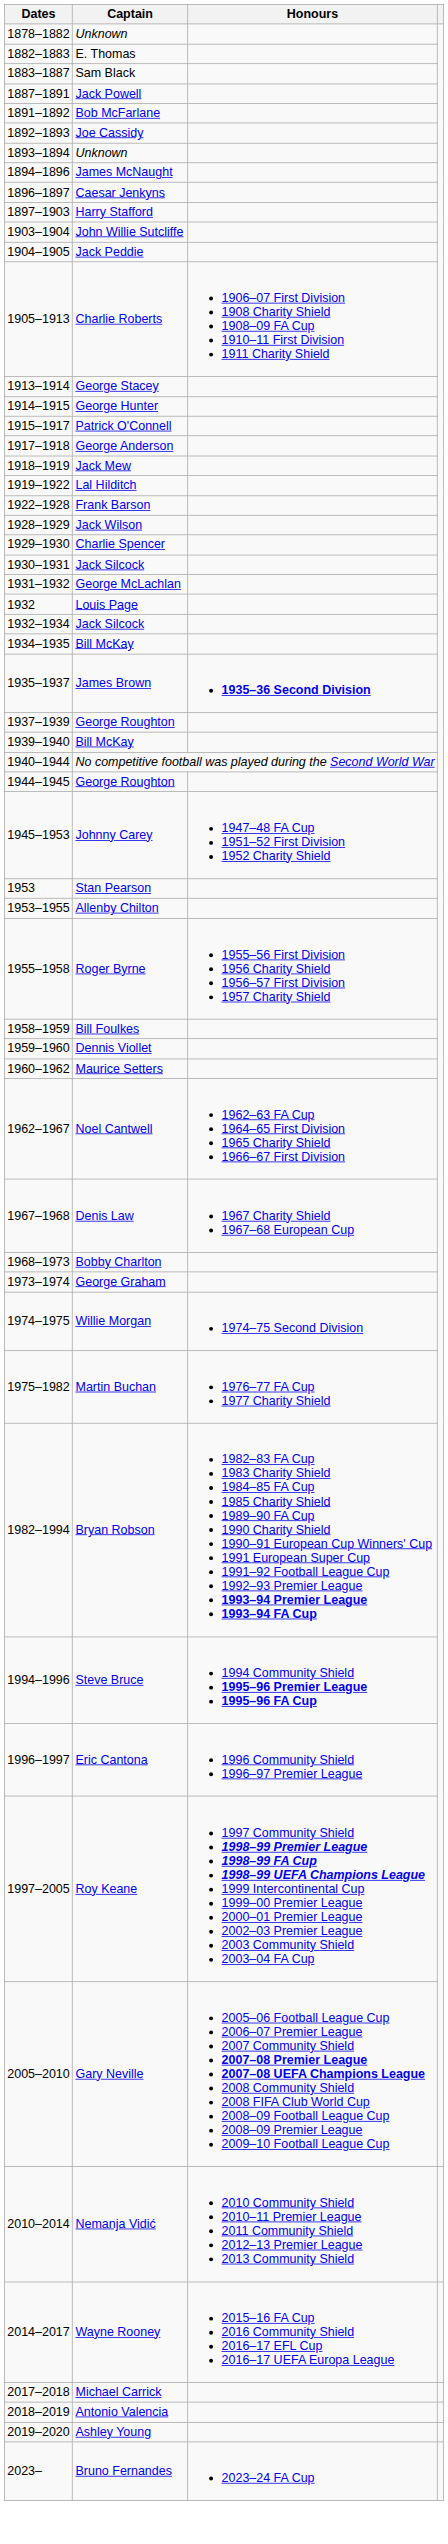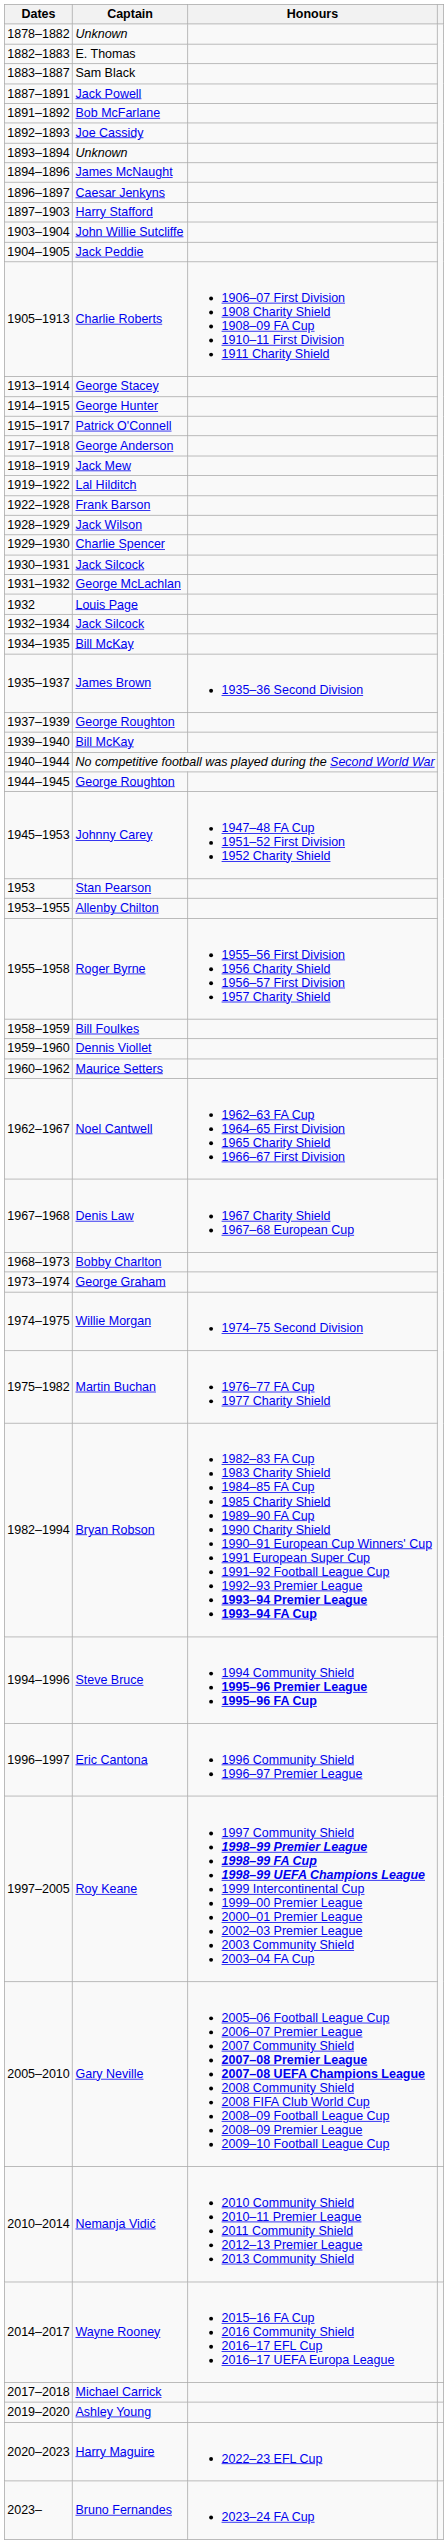(312, 690) bold -> (312, 690) normal
- row: (39, 2412)
+ row: (39, 2451)
